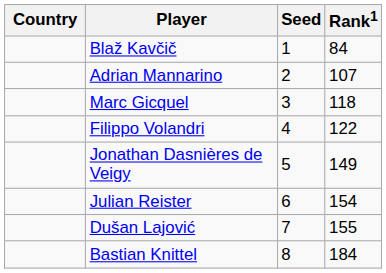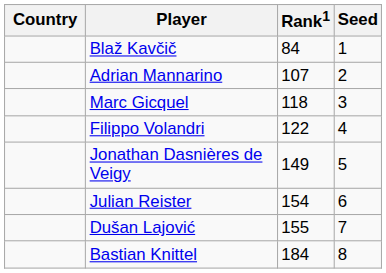columns swapped: (353, 20) <-> (301, 20)
